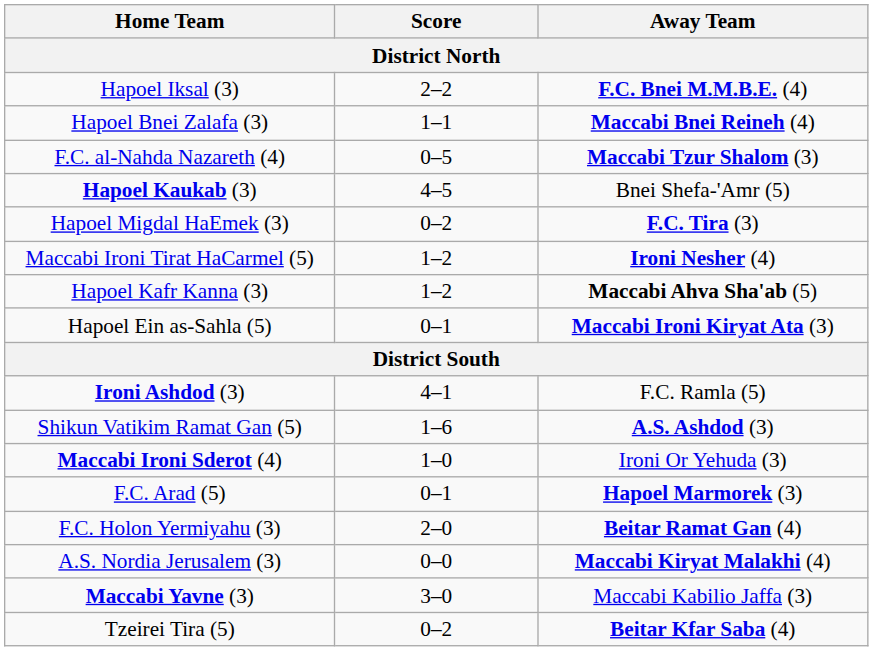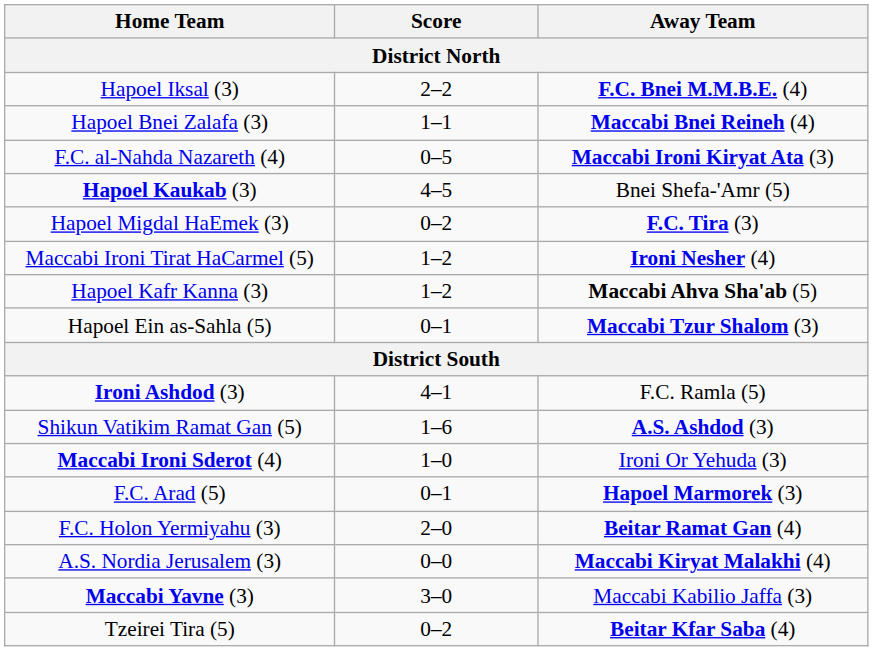(703, 156) Maccabi Tzur Shalom (3) -> (703, 156) Maccabi Ironi Kiryat Ata (3)
(703, 325) Maccabi Ironi Kiryat Ata (3) -> (703, 325) Maccabi Tzur Shalom (3)
